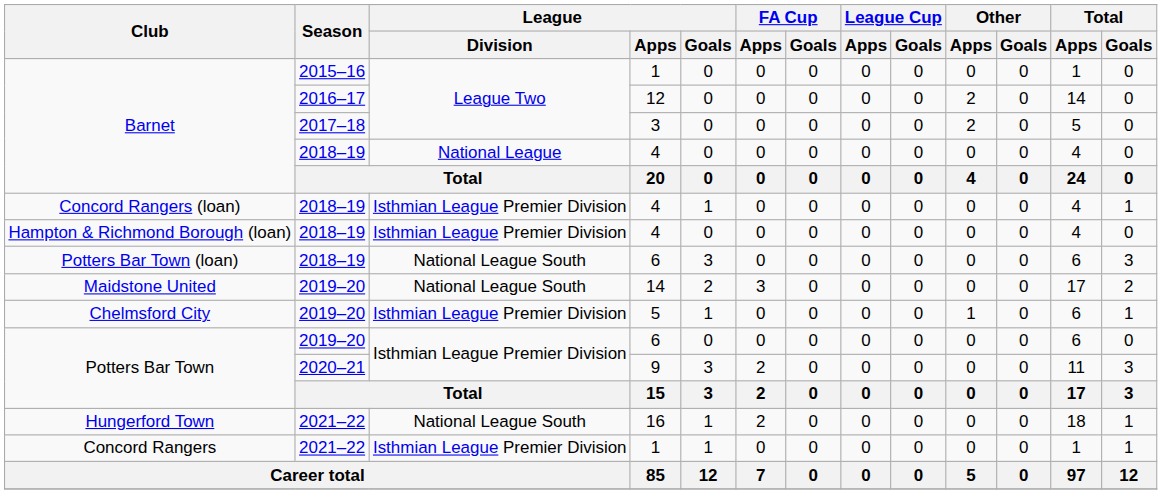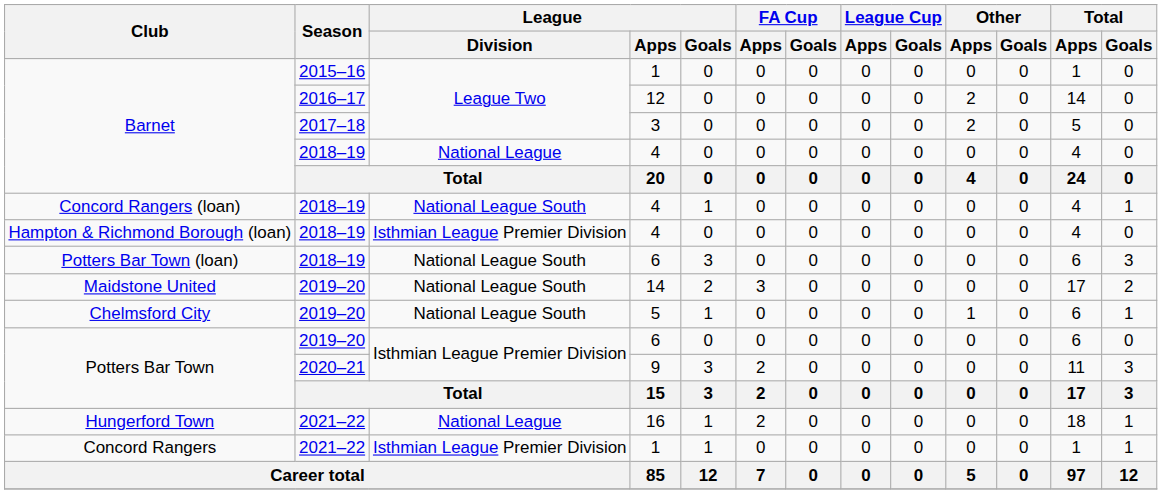(500, 206) Isthmian League Premier Division -> (500, 206) National League South
(500, 313) Isthmian League Premier Division -> (500, 313) National League South
(500, 421) National League South -> (500, 421) National League
